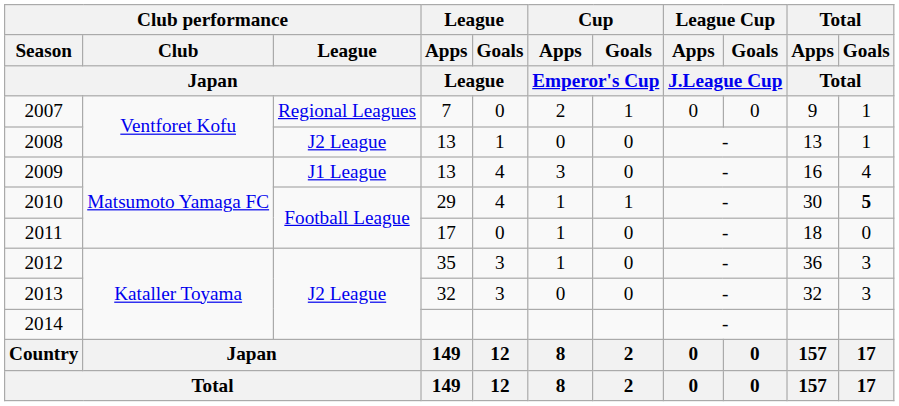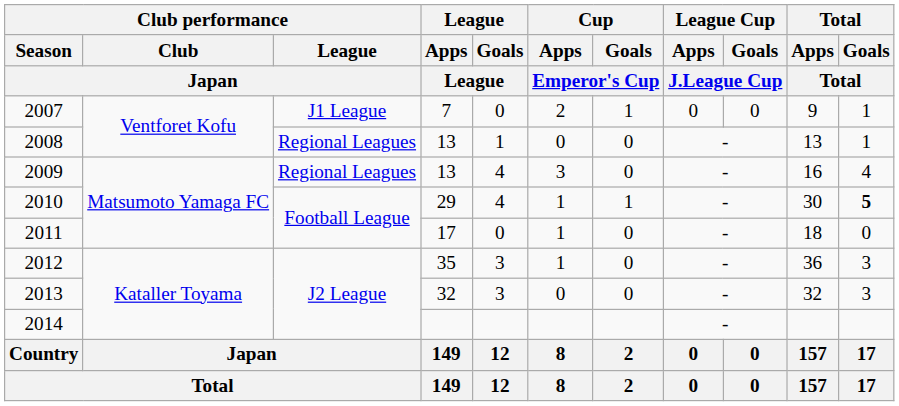(347, 111) Regional Leagues -> (347, 111) J1 League
(347, 141) J2 League -> (347, 141) Regional Leagues
(347, 171) J1 League -> (347, 171) Regional Leagues
